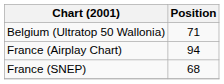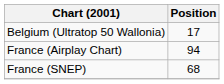(193, 32) 71 -> (193, 32) 17
